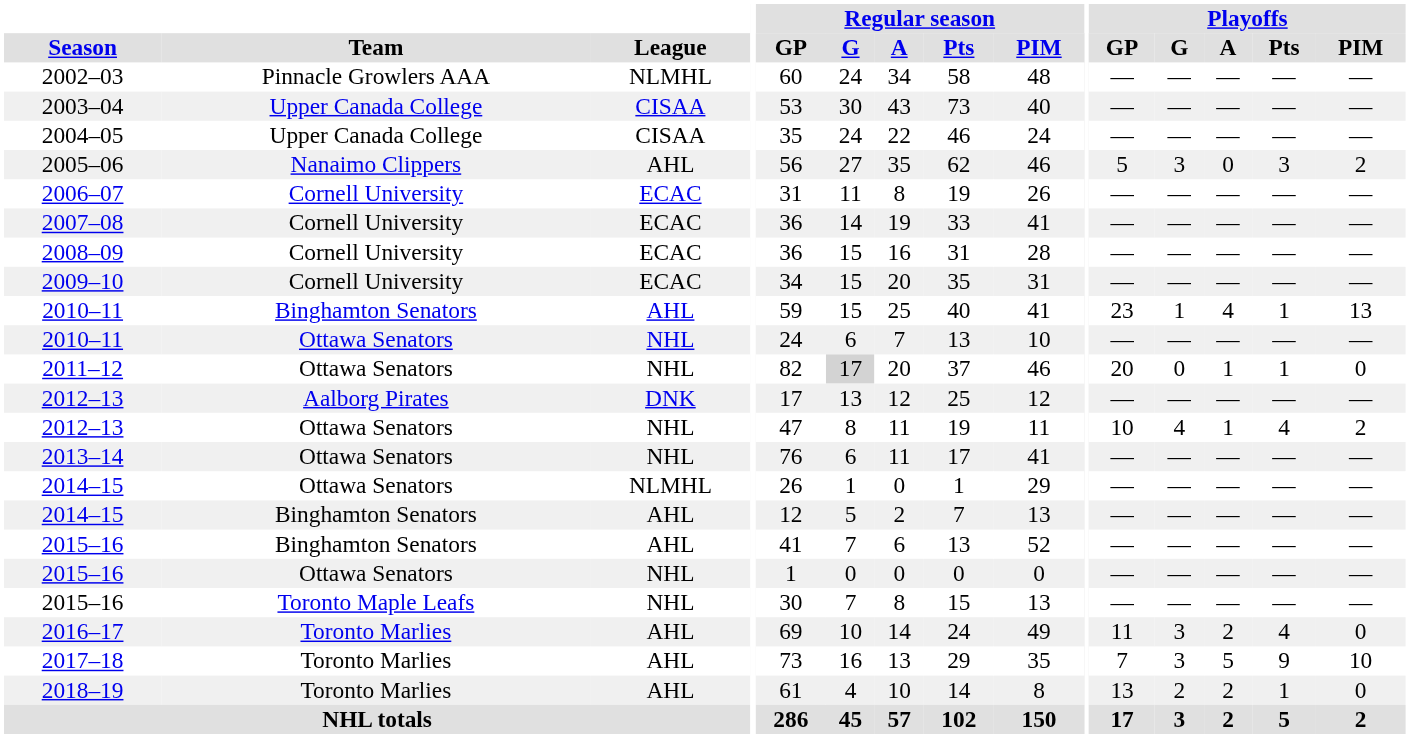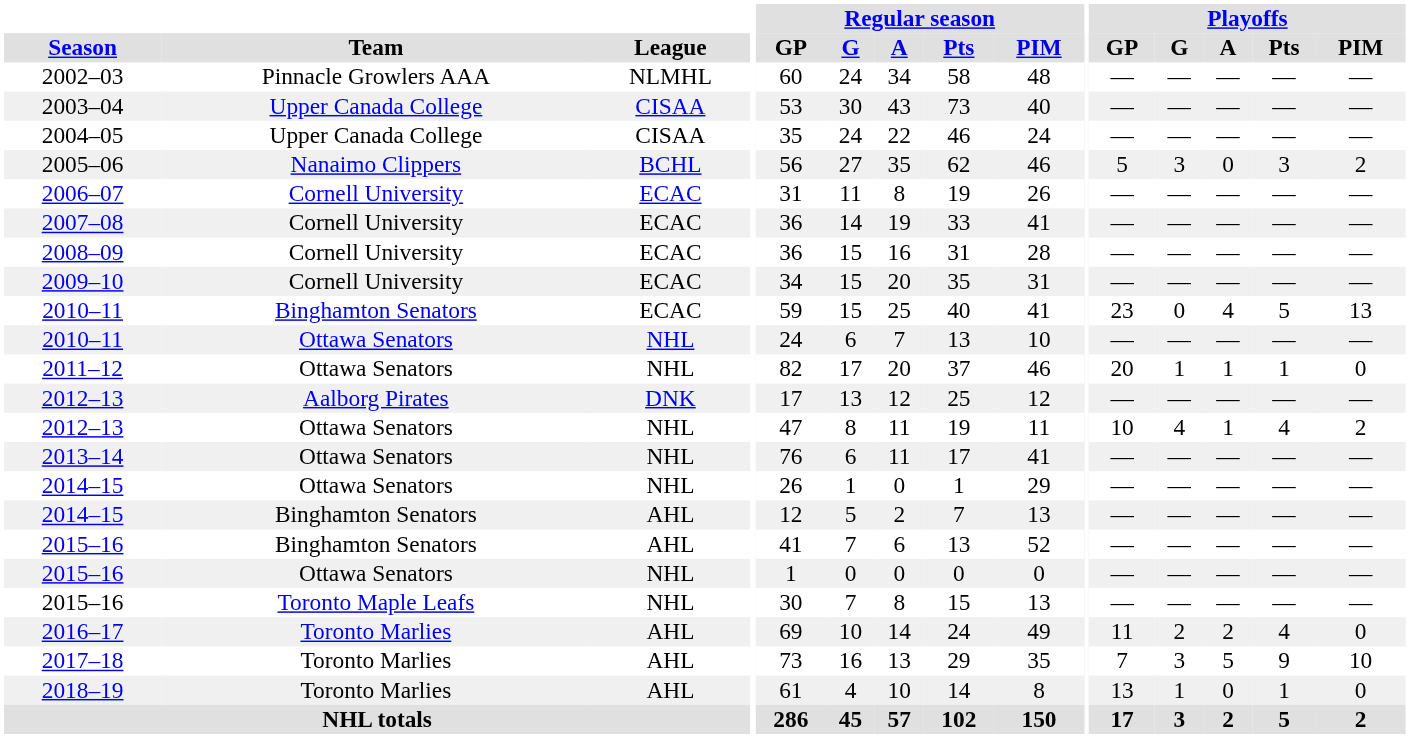(670, 164) AHL -> (670, 164) BCHL
(670, 310) AHL -> (670, 310) ECAC
(1179, 310) 1 -> (1179, 310) 0
(1284, 310) 1 -> (1284, 310) 5
(850, 368) lightgrey background -> (850, 368) no background
(1179, 368) 0 -> (1179, 368) 1
(670, 485) NLMHL -> (670, 485) NHL
(1179, 631) 3 -> (1179, 631) 2
(1179, 689) 2 -> (1179, 689) 1
(1228, 689) 2 -> (1228, 689) 0
